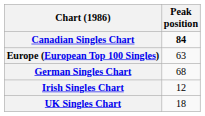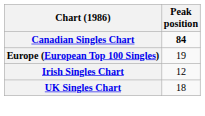(181, 55) 63 -> (181, 55) 19
- row: (83, 71)
